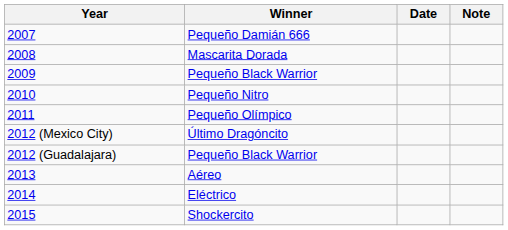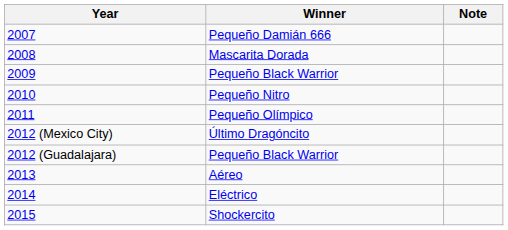- column: (423, 14)
